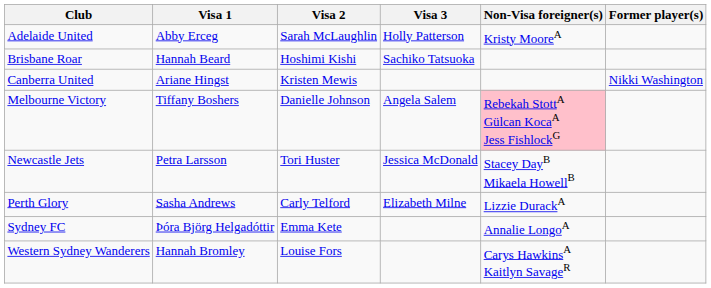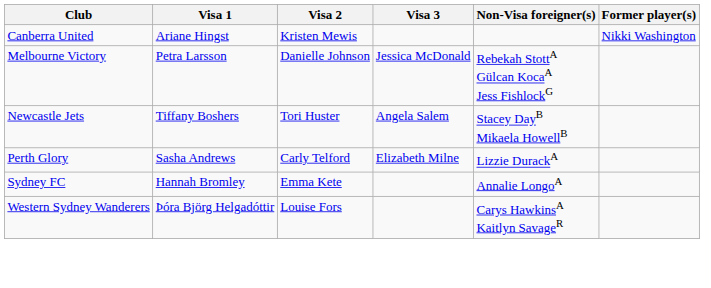- row: (50, 35)
- row: (45, 59)
(197, 100) Tiffany Boshers -> (191, 55) Petra Larsson
(420, 100) Angela Salem -> (423, 55) Jessica McDonald
(524, 120) pink background -> (517, 75) no background
(191, 160) Petra Larsson -> (197, 116) Tiffany Boshers
(430, 160) Jessica McDonald -> (412, 116) Angela Salem
(215, 226) Þóra Björg Helgadóttir -> (200, 182) Hannah Bromley
(200, 250) Hannah Bromley -> (215, 206) Þóra Björg Helgadóttir
